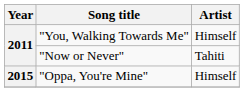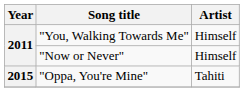(210, 55) Tahiti -> (216, 55) Himself
(216, 76) Himself -> (210, 76) Tahiti
